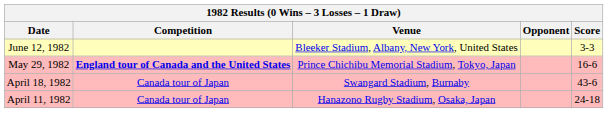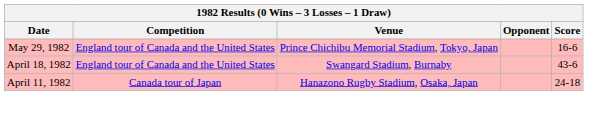- row: (39, 47)
(183, 64) bold -> (175, 47) normal
(183, 82) Canada tour of Japan -> (175, 64) England tour of Canada and the United States
